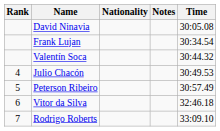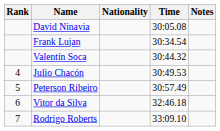columns swapped: (197, 12) <-> (164, 12)
